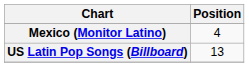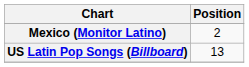(217, 33) 4 -> (217, 33) 2
